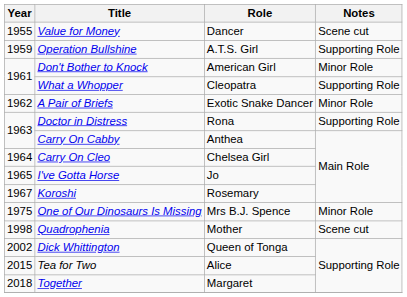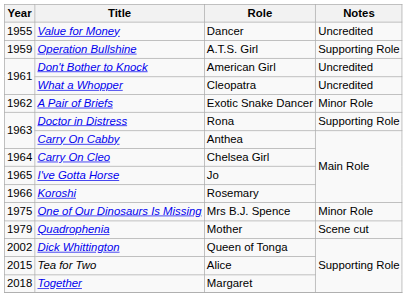(343, 31) Scene cut -> (346, 31) Uncredited
(346, 67) Minor Role -> (346, 67) Uncredited
(359, 85) Supporting Role -> (346, 85) Uncredited
(20, 193) 1967 -> (20, 193) 1966
(20, 229) 1998 -> (20, 229) 1979
